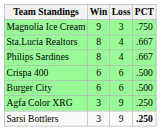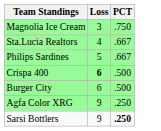- column: (99, 12)
(121, 57) 4 -> (99, 57) 5
(121, 73) normal -> (99, 73) bold
